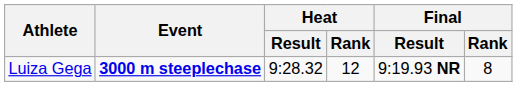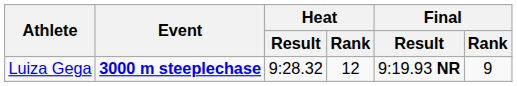(488, 69) 8 -> (488, 69) 9
